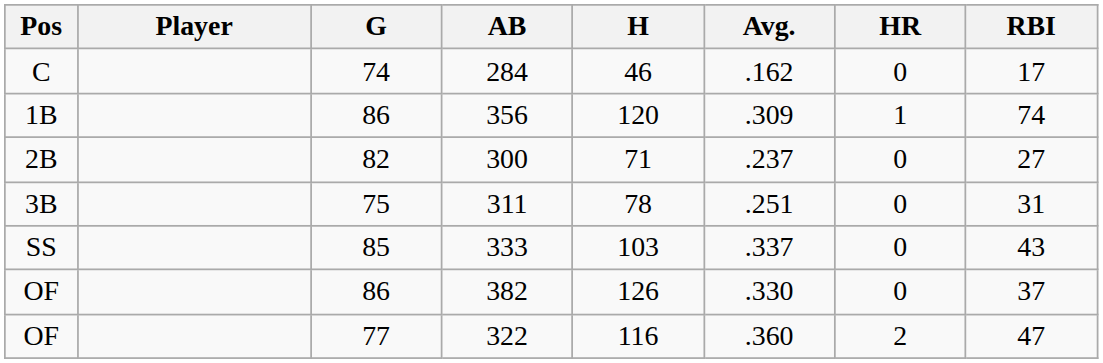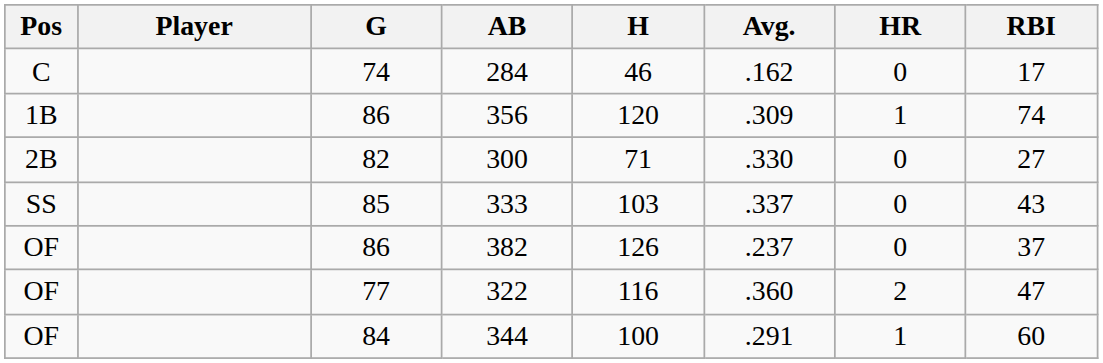(769, 159) .237 -> (769, 159) .330
- row: (507, 203)
(769, 291) .330 -> (769, 247) .237
+ row: (507, 335)
